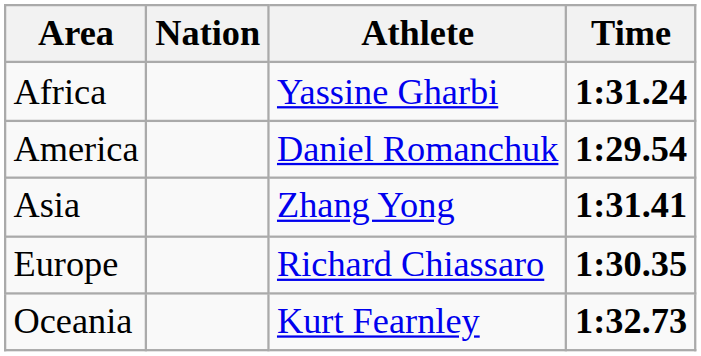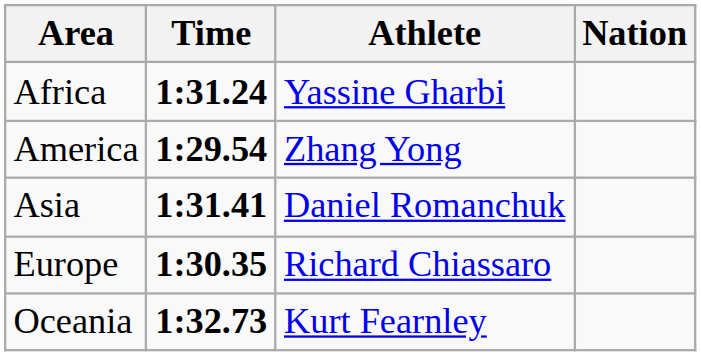columns swapped: (631, 33) <-> (208, 33)
(418, 148) Daniel Romanchuk -> (373, 148) Zhang Yong
(366, 206) Zhang Yong -> (425, 206) Daniel Romanchuk
